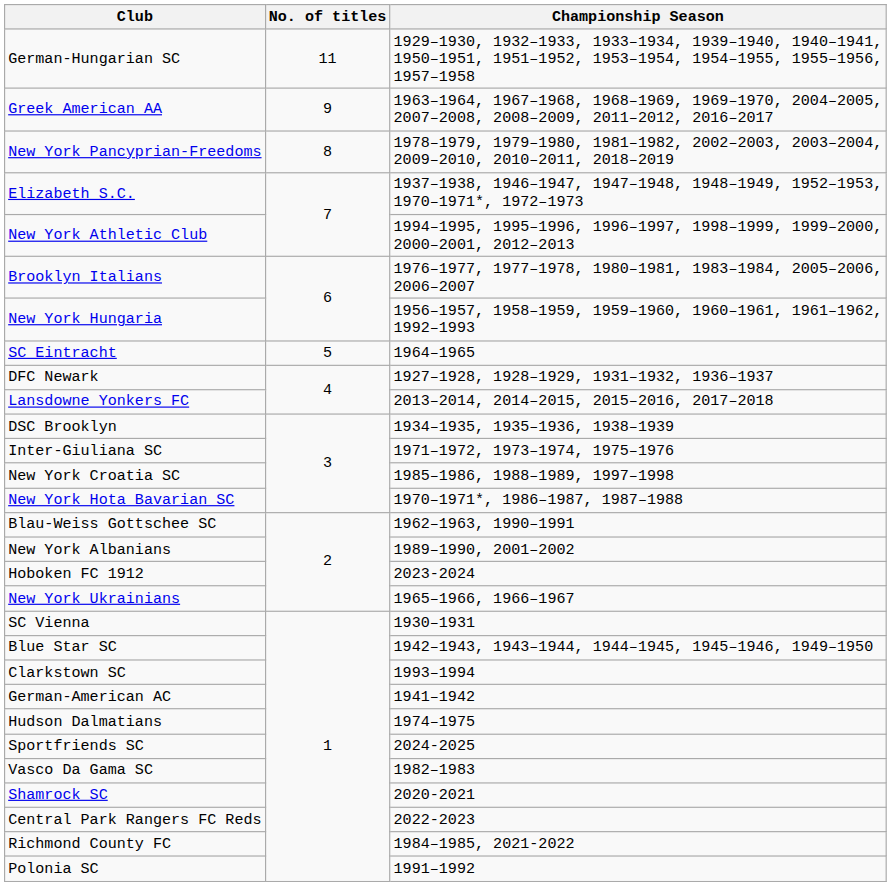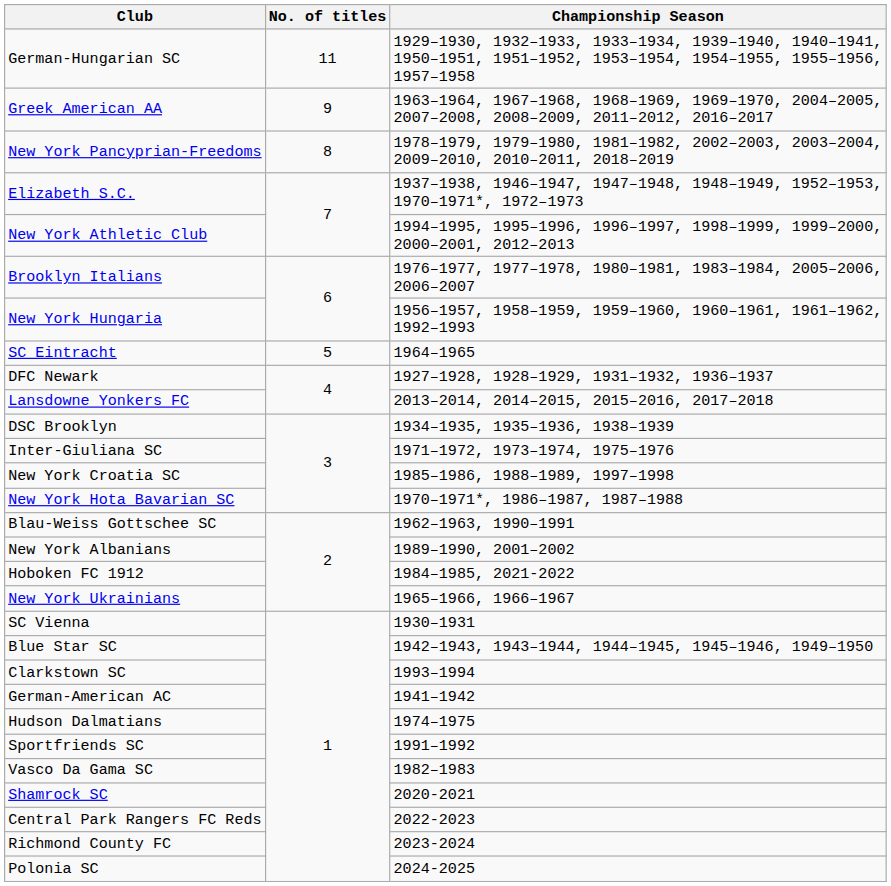(434, 574) 2023-2024 -> (484, 574) 1984–1985, 2021-2022
(434, 746) 2024-2025 -> (434, 746) 1991–1992
(484, 844) 1984–1985, 2021-2022 -> (434, 844) 2023-2024
(434, 869) 1991–1992 -> (434, 869) 2024-2025
